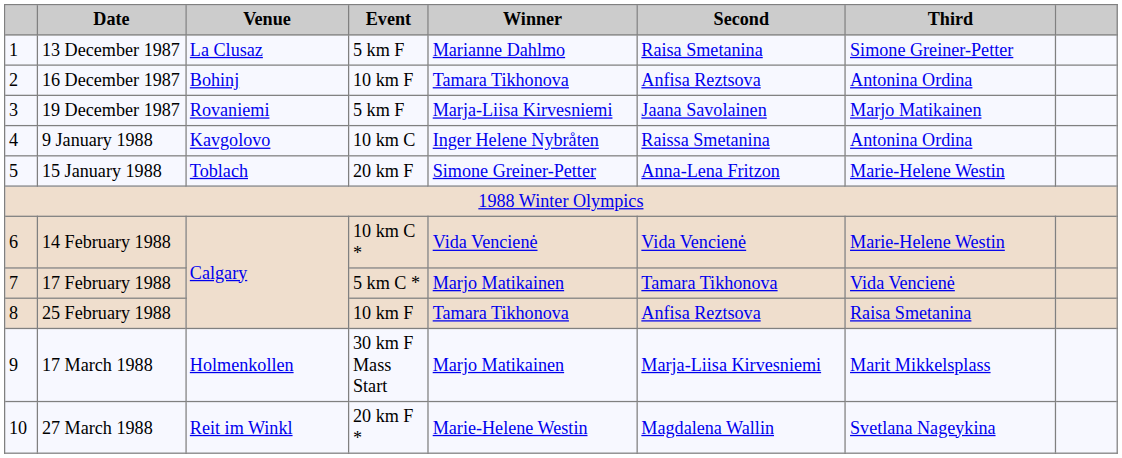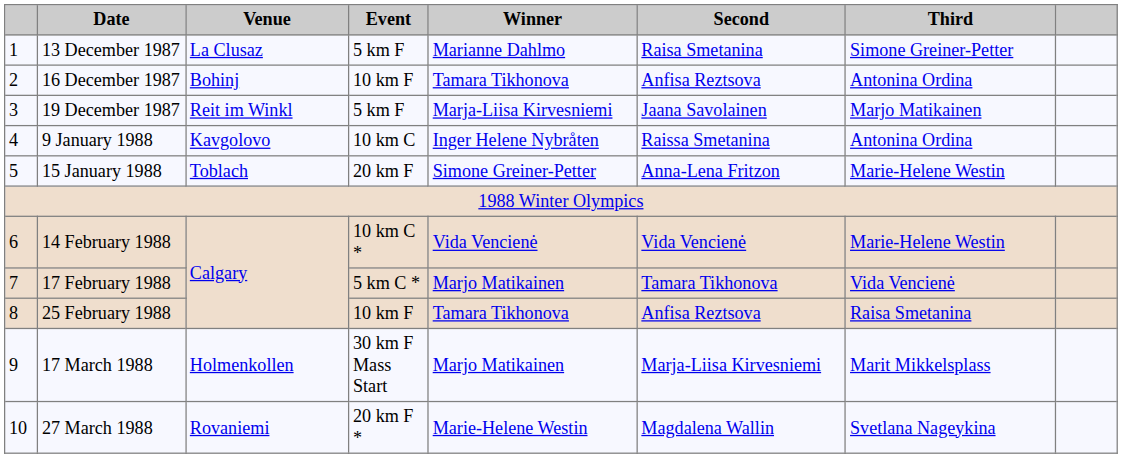(230, 110) Rovaniemi -> (241, 110) Reit im Winkl
(241, 427) Reit im Winkl -> (230, 427) Rovaniemi
